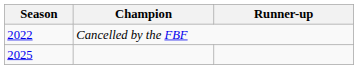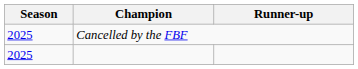(20, 34) 2022 -> (20, 34) 2025
